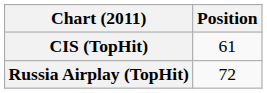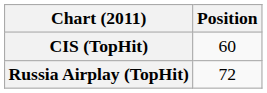(227, 46) 61 -> (227, 46) 60
